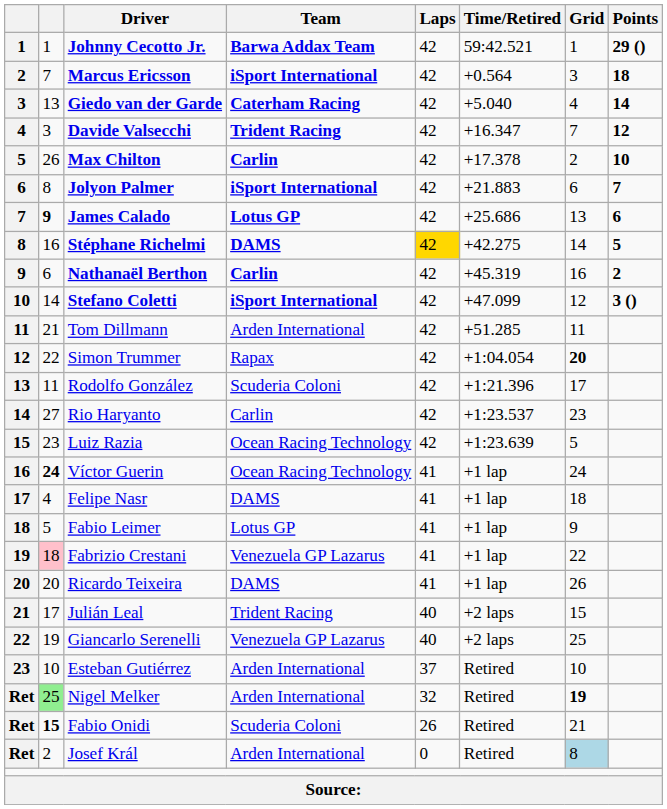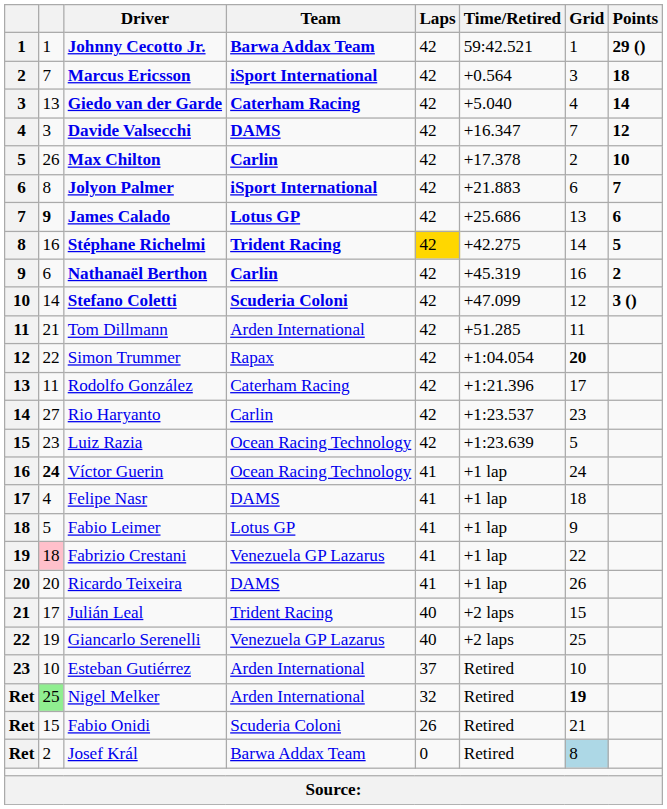(285, 131) Trident Racing -> (255, 131) DAMS
(255, 244) DAMS -> (285, 244) Trident Racing
(304, 300) iSport International -> (289, 300) Scuderia Coloni
(286, 385) Scuderia Coloni -> (290, 385) Caterham Racing
(51, 725) bold -> (51, 725) normal
(297, 753) Arden International -> (298, 753) Barwa Addax Team
